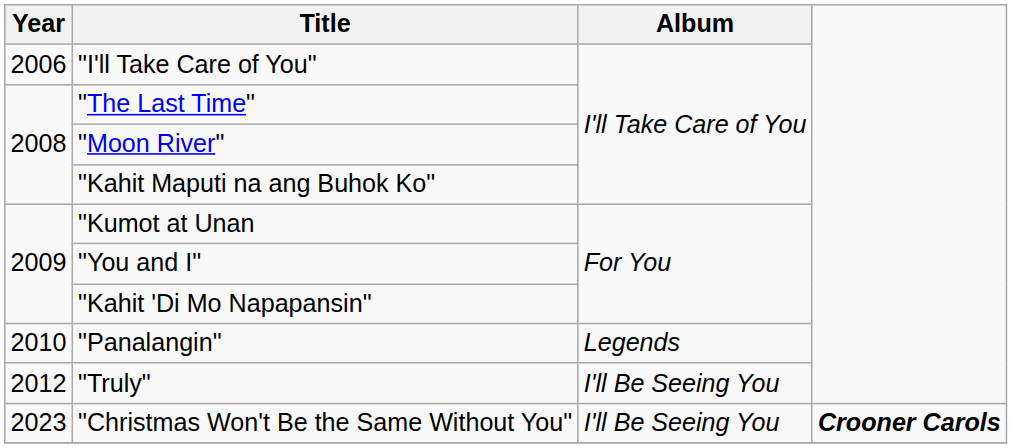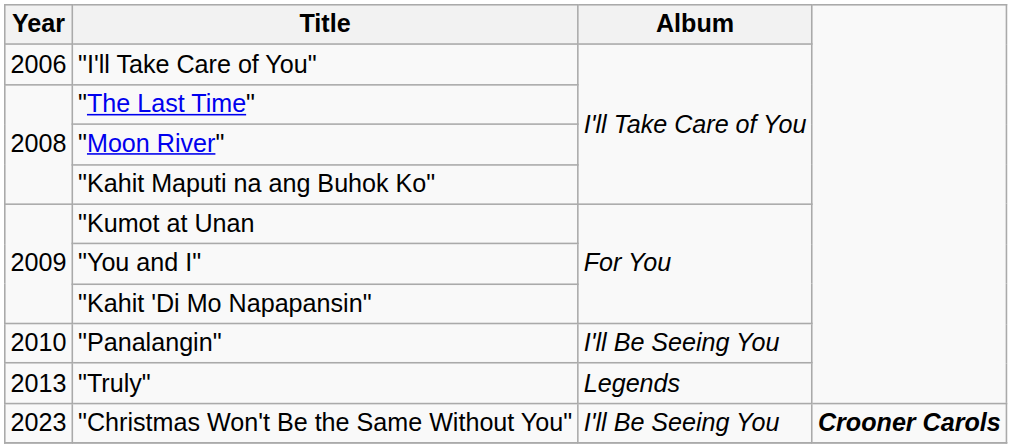(632, 343) Legends -> (682, 343) I'll Be Seeing You
(39, 382) 2012 -> (39, 382) 2013
(682, 382) I'll Be Seeing You -> (632, 382) Legends
